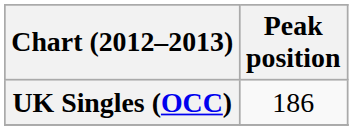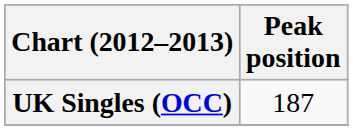(293, 102) 186 -> (293, 102) 187
